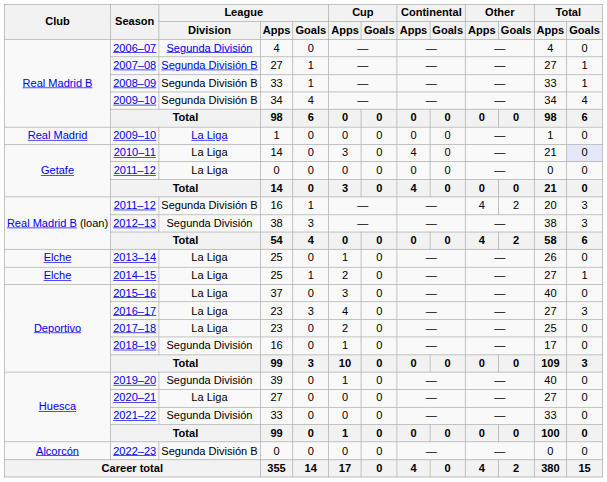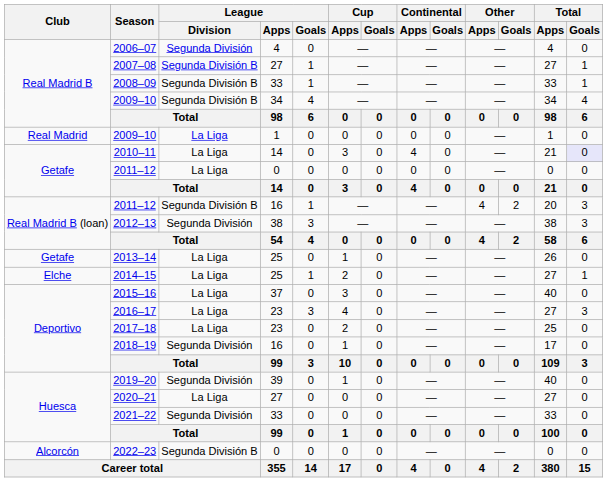(58, 258) Elche -> (58, 258) Getafe
